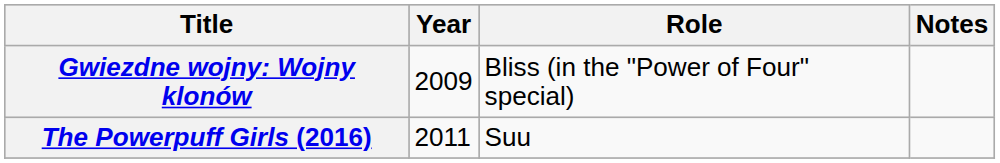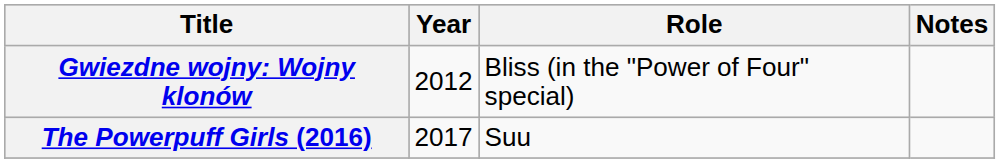(444, 81) 2009 -> (444, 81) 2012
(443, 137) 2011 -> (444, 137) 2017
